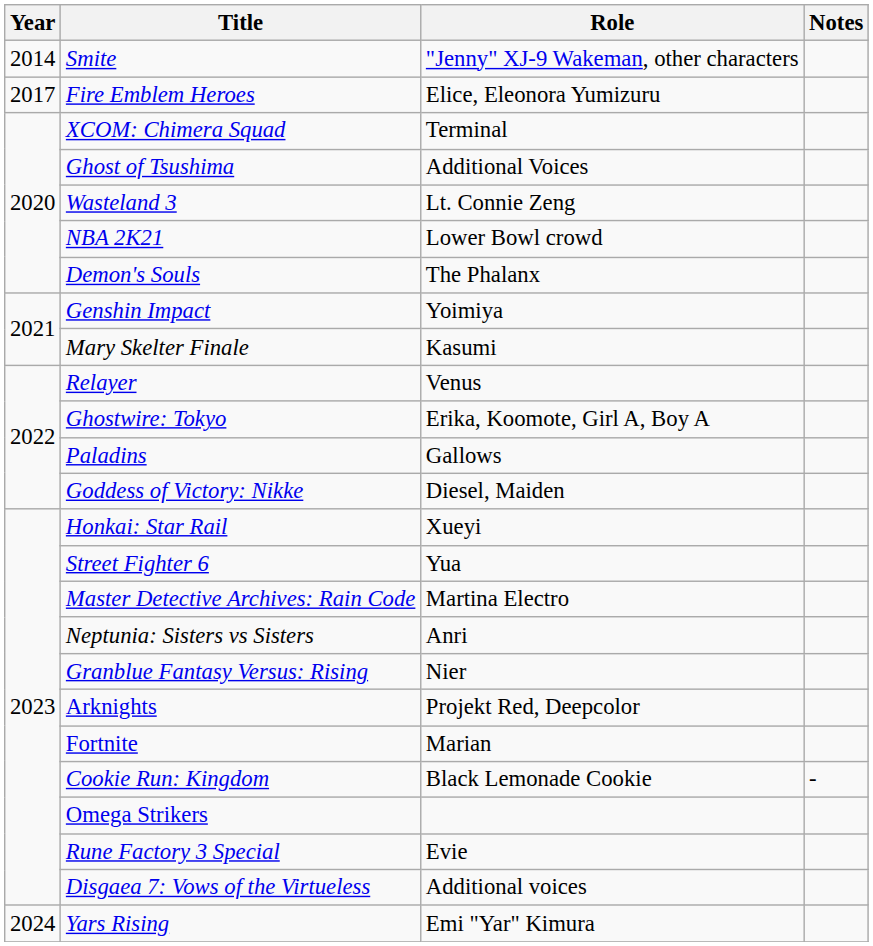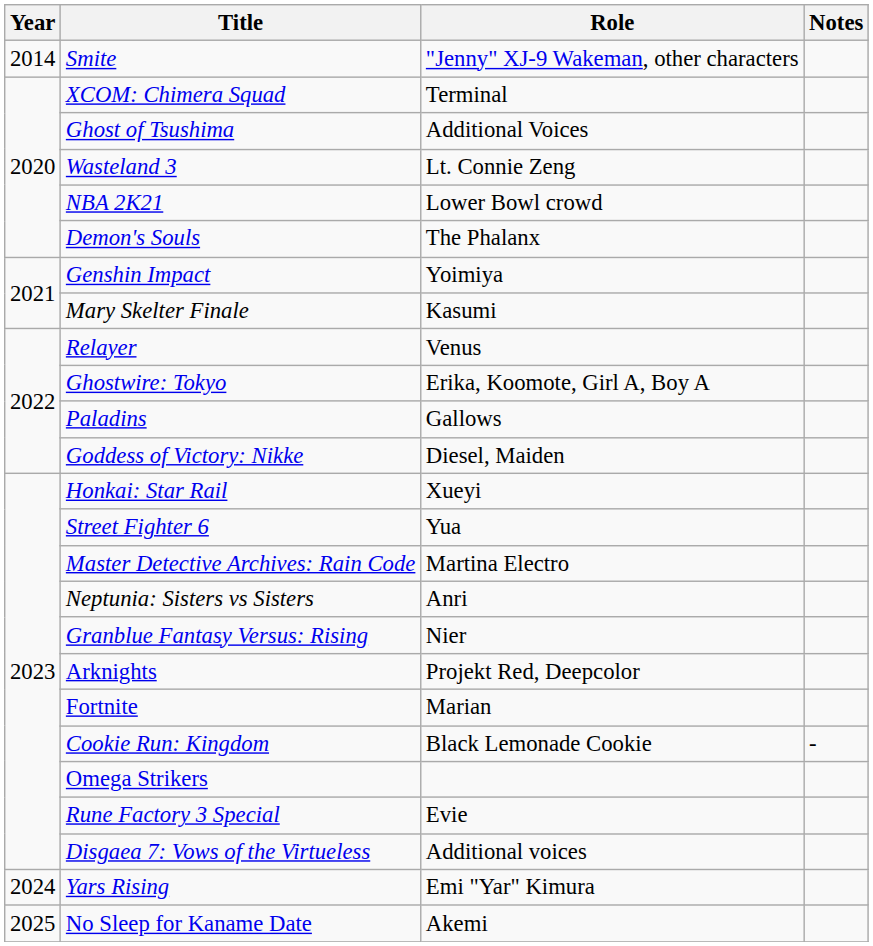- row: (160, 94)
+ row: (189, 923)
